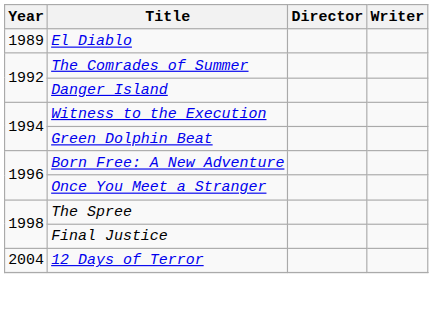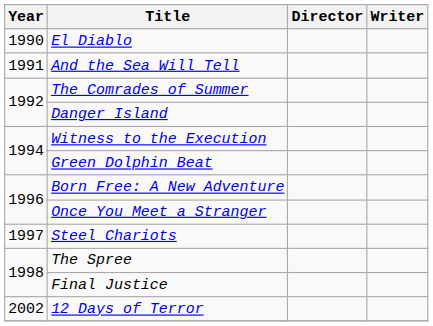(26, 41) 1989 -> (26, 41) 1990
+ row: (145, 65)
+ row: (114, 236)
(26, 260) 2004 -> (26, 309) 2002
